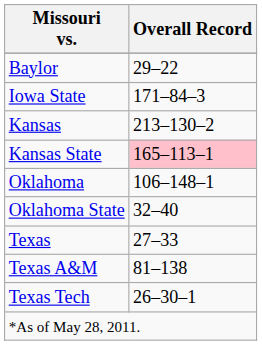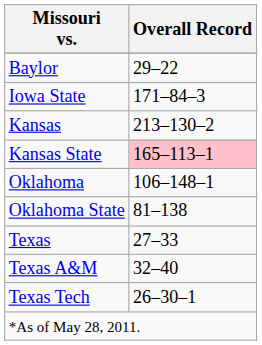(156, 211) 32–40 -> (160, 211) 81–138
(160, 268) 81–138 -> (156, 268) 32–40
